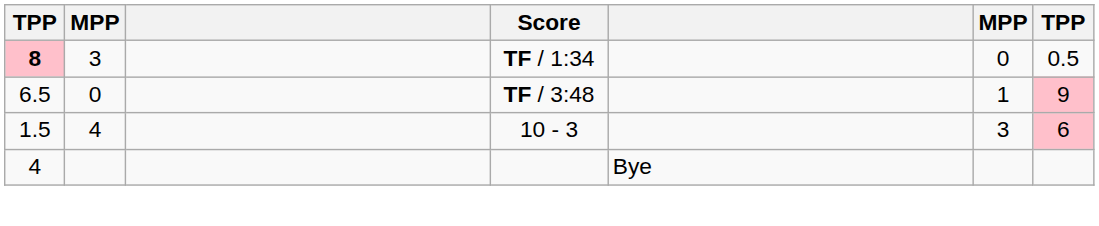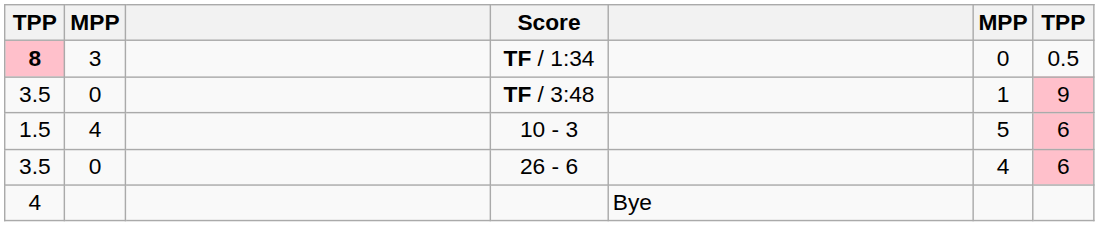(35, 94) 6.5 -> (35, 94) 3.5
(1003, 130) 3 -> (1003, 130) 5
+ row: (549, 166)
